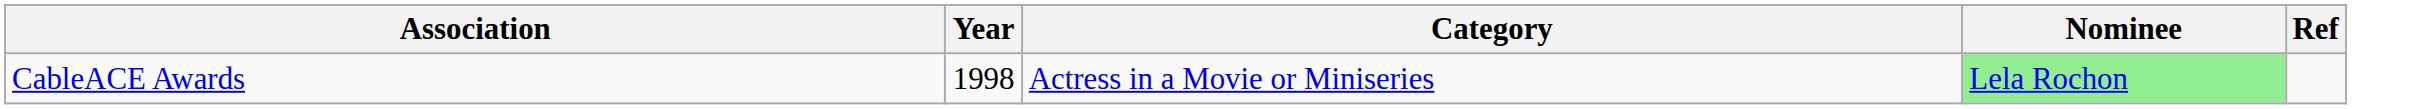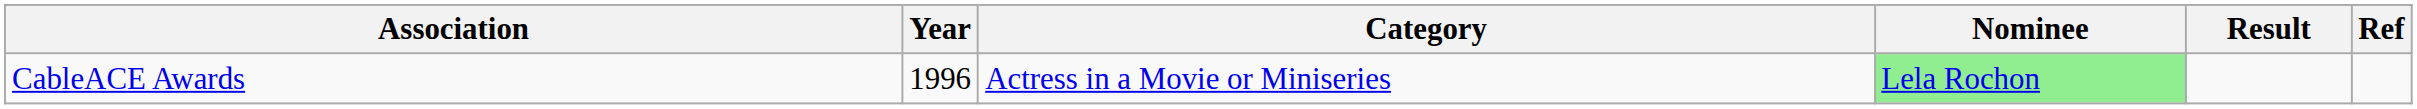+ column: (2269, 28)
(984, 77) 1998 -> (940, 77) 1996
